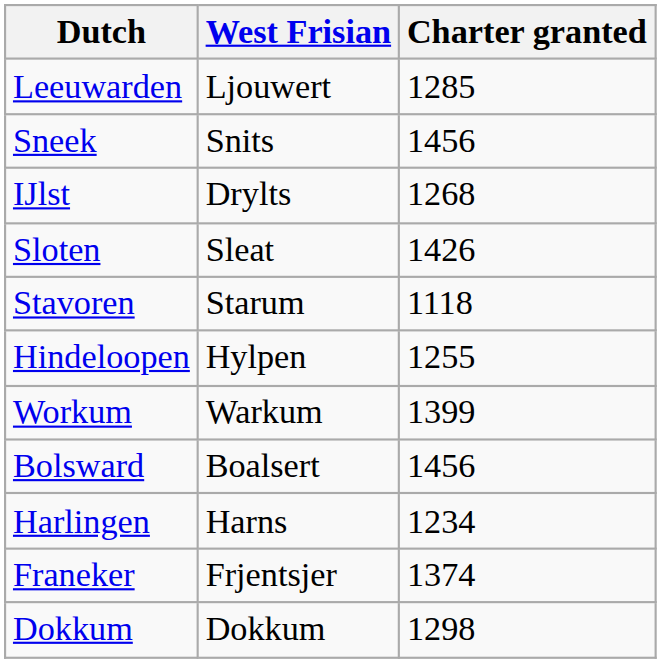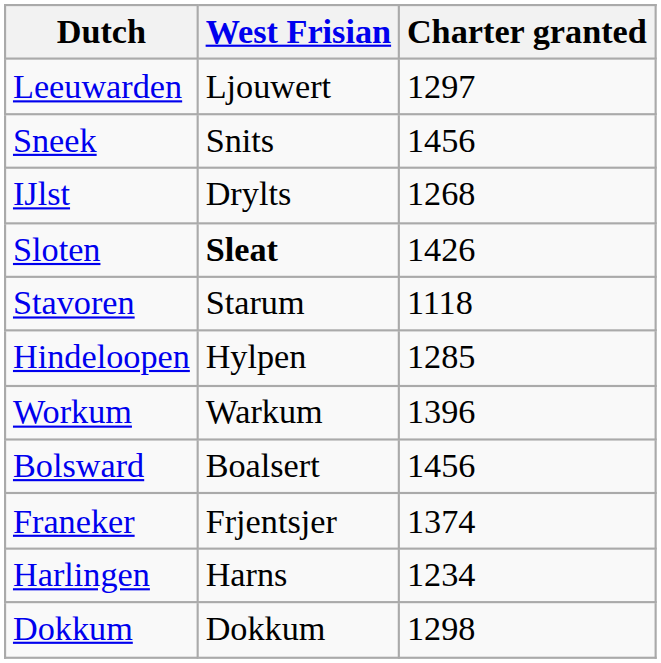(441, 85) 1285 -> (441, 85) 1297
(240, 248) normal -> (242, 248) bold
(441, 357) 1255 -> (441, 357) 1285
(441, 411) 1399 -> (441, 411) 1396
rows swapped: (81, 520) <-> (74, 574)
